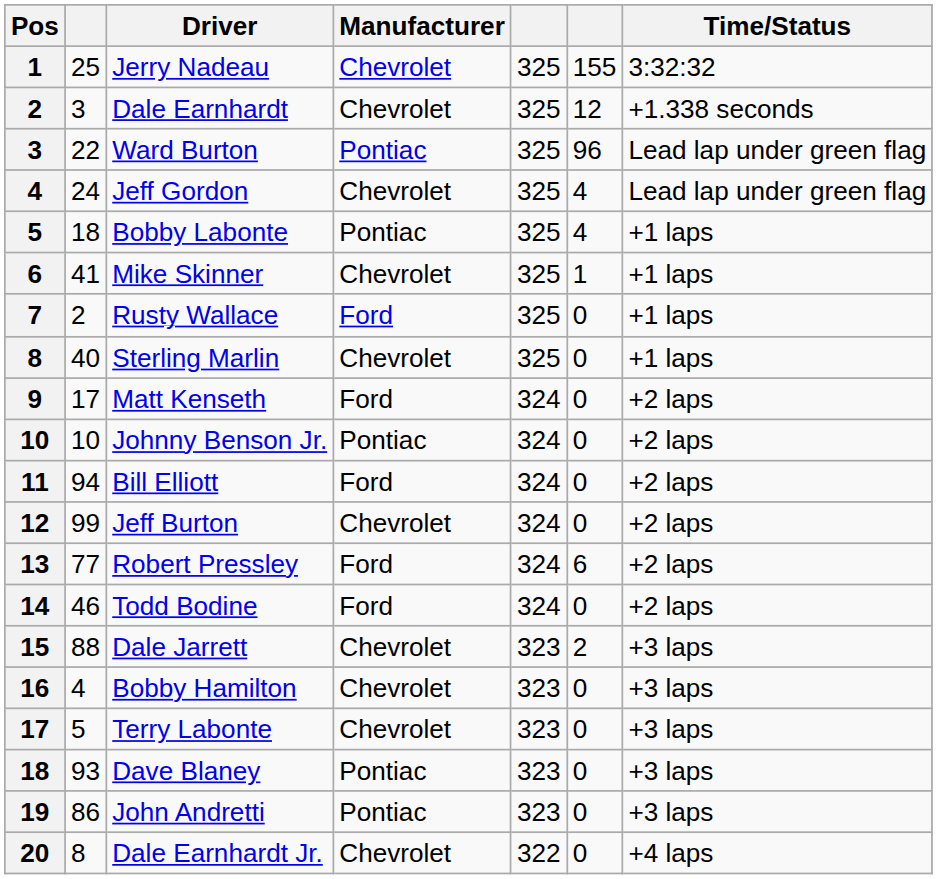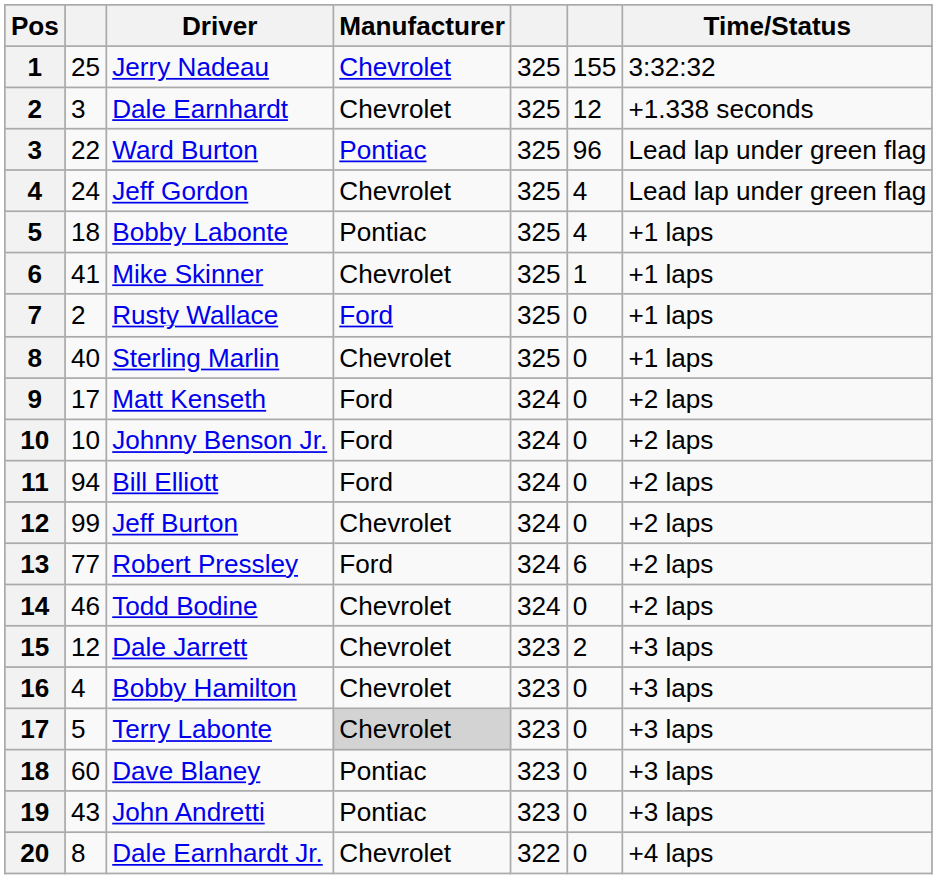(383, 440) Pontiac -> (366, 440) Ford
(366, 605) Ford -> (395, 605) Chevrolet
(86, 647) 88 -> (86, 647) 12
(395, 729) no background -> (395, 729) lightgrey background
(86, 771) 93 -> (86, 771) 60
(86, 812) 86 -> (86, 812) 43
